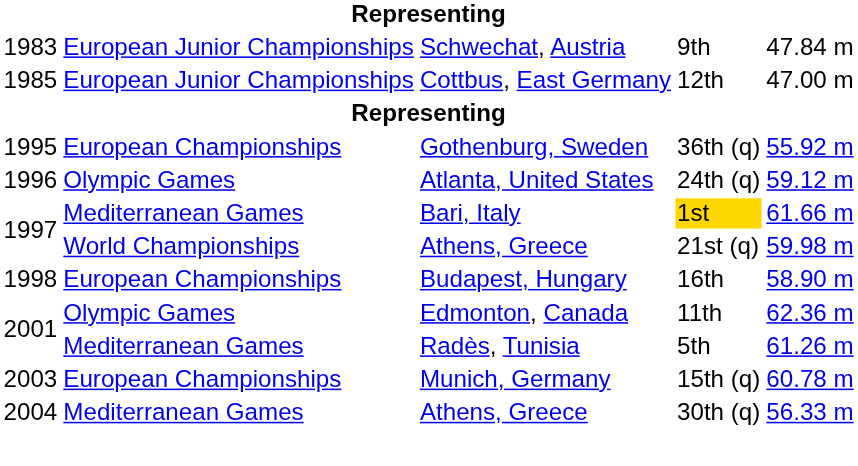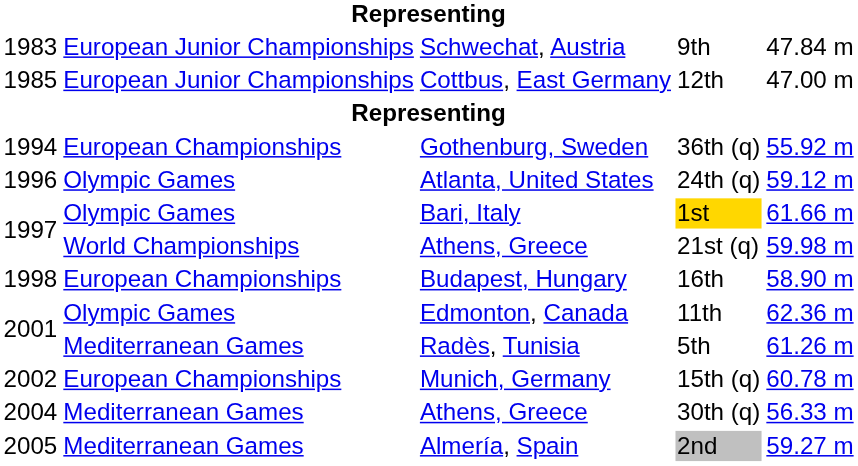(30, 146) 1995 -> (30, 146) 1994
(184, 213) Mediterranean Games -> (149, 213) Olympic Games
(30, 379) 2003 -> (30, 379) 2002
+ row: (697, 445)
